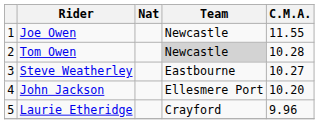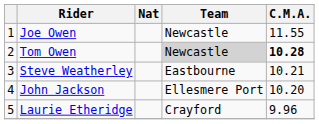(287, 52) normal -> (287, 52) bold
(287, 71) 10.27 -> (287, 71) 10.21
